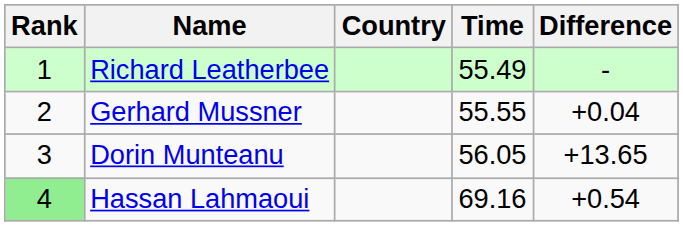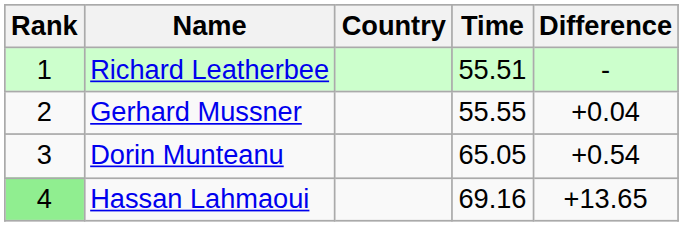(492, 69) 55.49 -> (492, 69) 55.51
(492, 155) 56.05 -> (492, 155) 65.05
(606, 155) +13.65 -> (606, 155) +0.54
(606, 198) +0.54 -> (606, 198) +13.65
